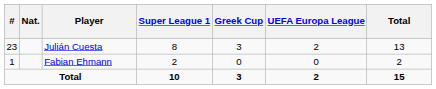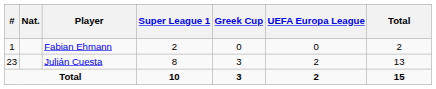rows swapped: (73, 46) <-> (78, 61)
